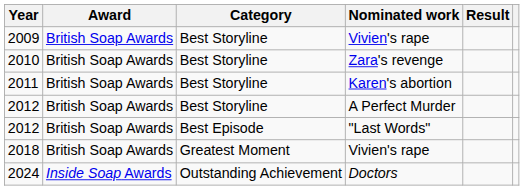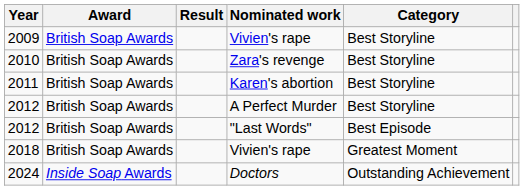columns swapped: (261, 15) <-> (488, 15)
